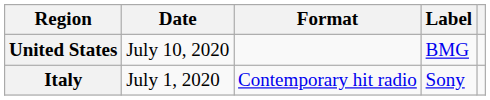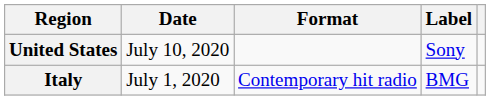(447, 49) BMG -> (445, 49) Sony
(445, 79) Sony -> (447, 79) BMG
